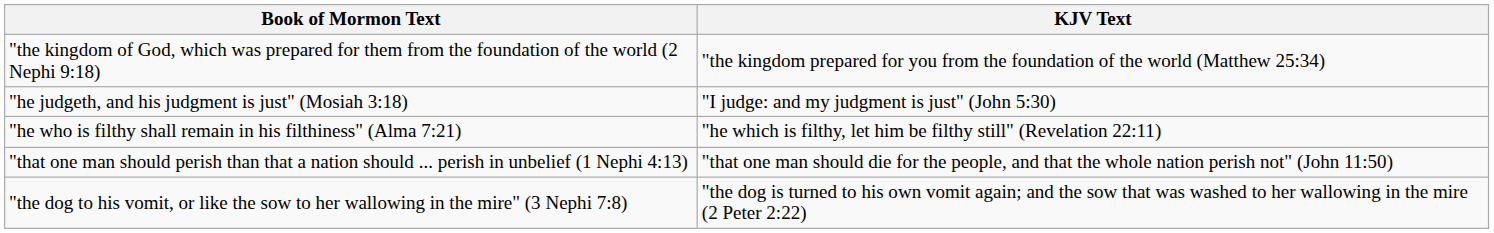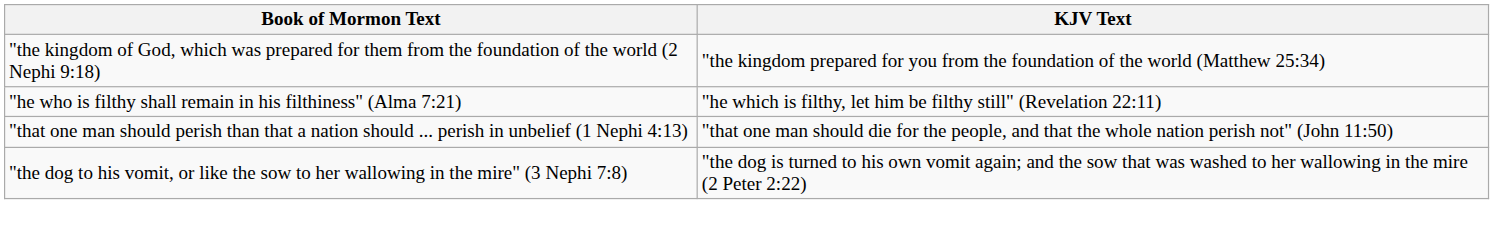- row: (208, 101)
